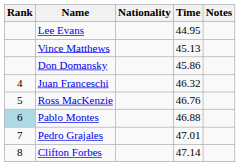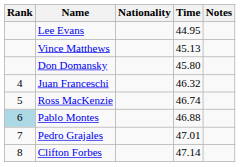(188, 65) 45.86 -> (188, 65) 45.80
(188, 100) 46.76 -> (188, 100) 46.74
